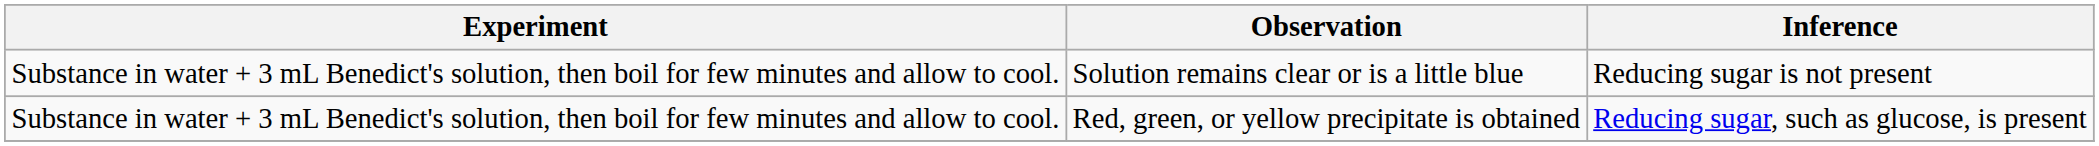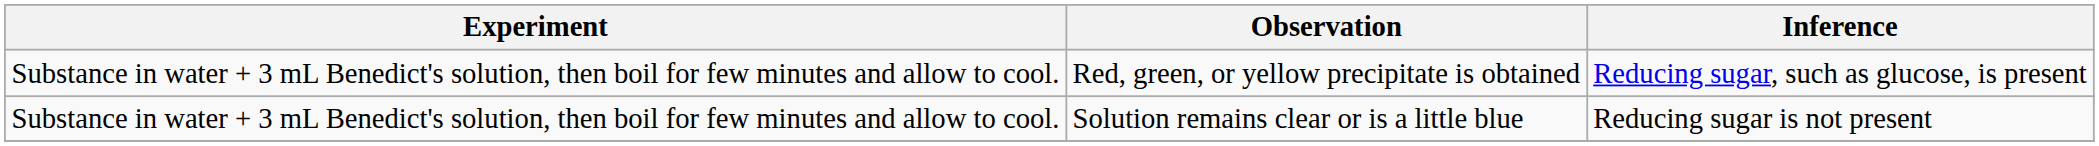rows swapped: (1326, 118) <-> (1298, 72)
